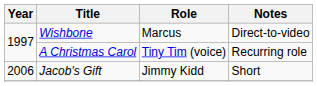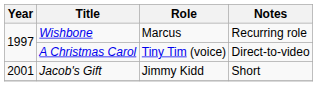(271, 33) Direct-to-video -> (269, 33) Recurring role
(269, 52) Recurring role -> (271, 52) Direct-to-video
(20, 71) 2006 -> (20, 71) 2001
